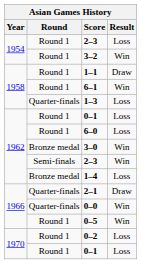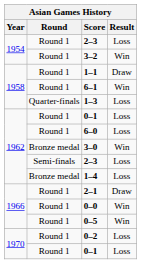(122, 161) Win -> (122, 161) Loss
(54, 191) Quarter-finals -> (54, 191) Round 1
(54, 206) Quarter-finals -> (54, 206) Round 1
